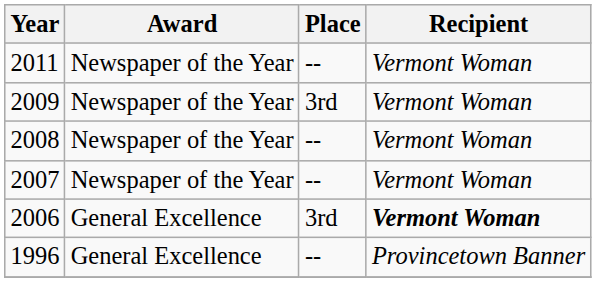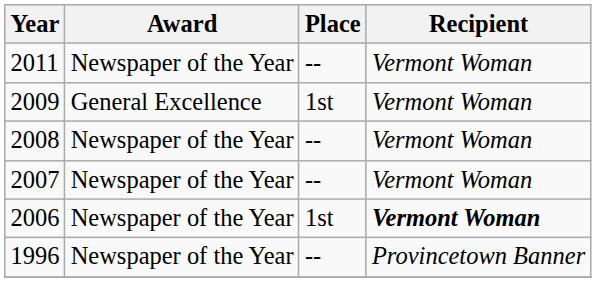(182, 101) Newspaper of the Year -> (166, 101) General Excellence
(321, 101) 3rd -> (319, 101) 1st
(166, 218) General Excellence -> (182, 218) Newspaper of the Year
(321, 218) 3rd -> (319, 218) 1st
(166, 256) General Excellence -> (182, 256) Newspaper of the Year
